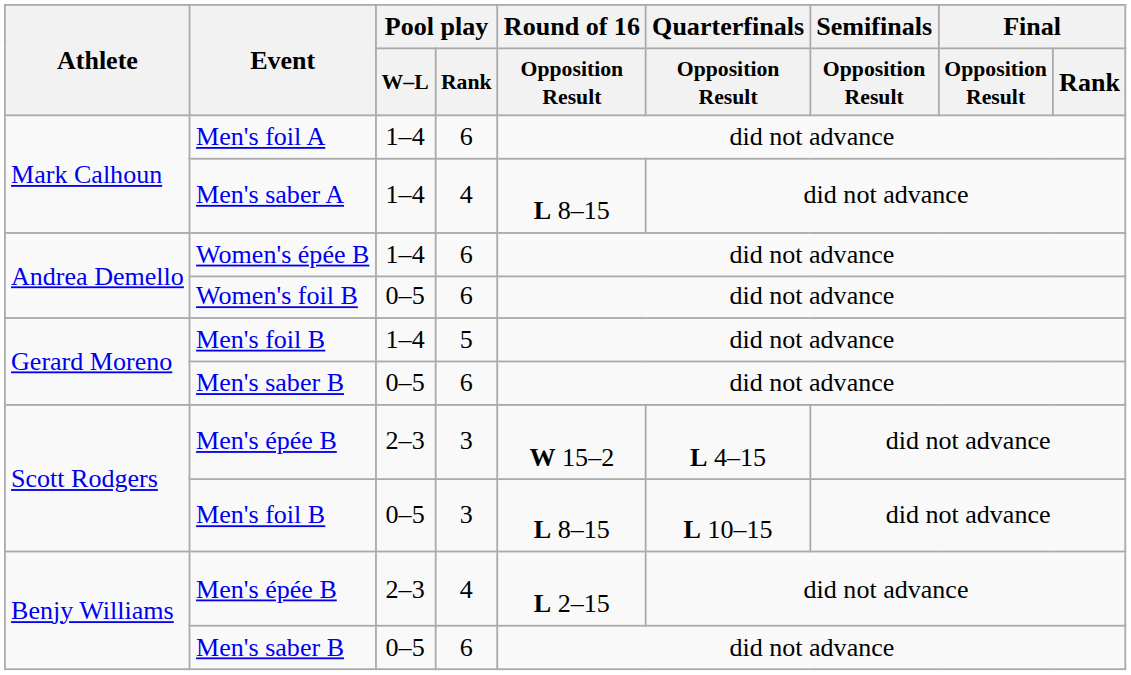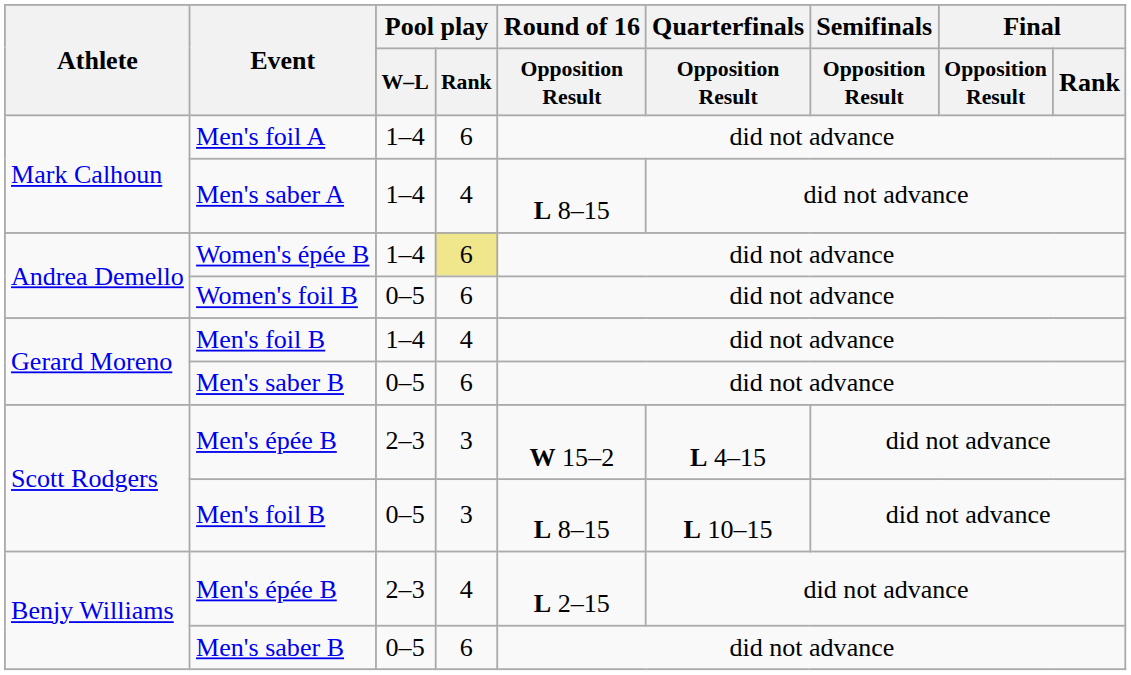(466, 254) no background -> (466, 254) khaki background
(466, 340) 5 -> (466, 340) 4
